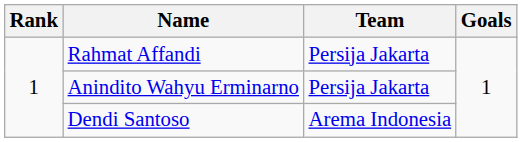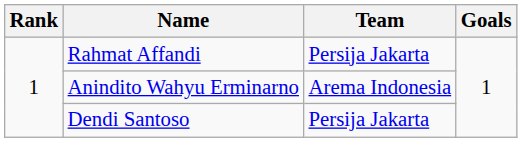(369, 86) Persija Jakarta -> (380, 86) Arema Indonesia
(380, 119) Arema Indonesia -> (369, 119) Persija Jakarta
